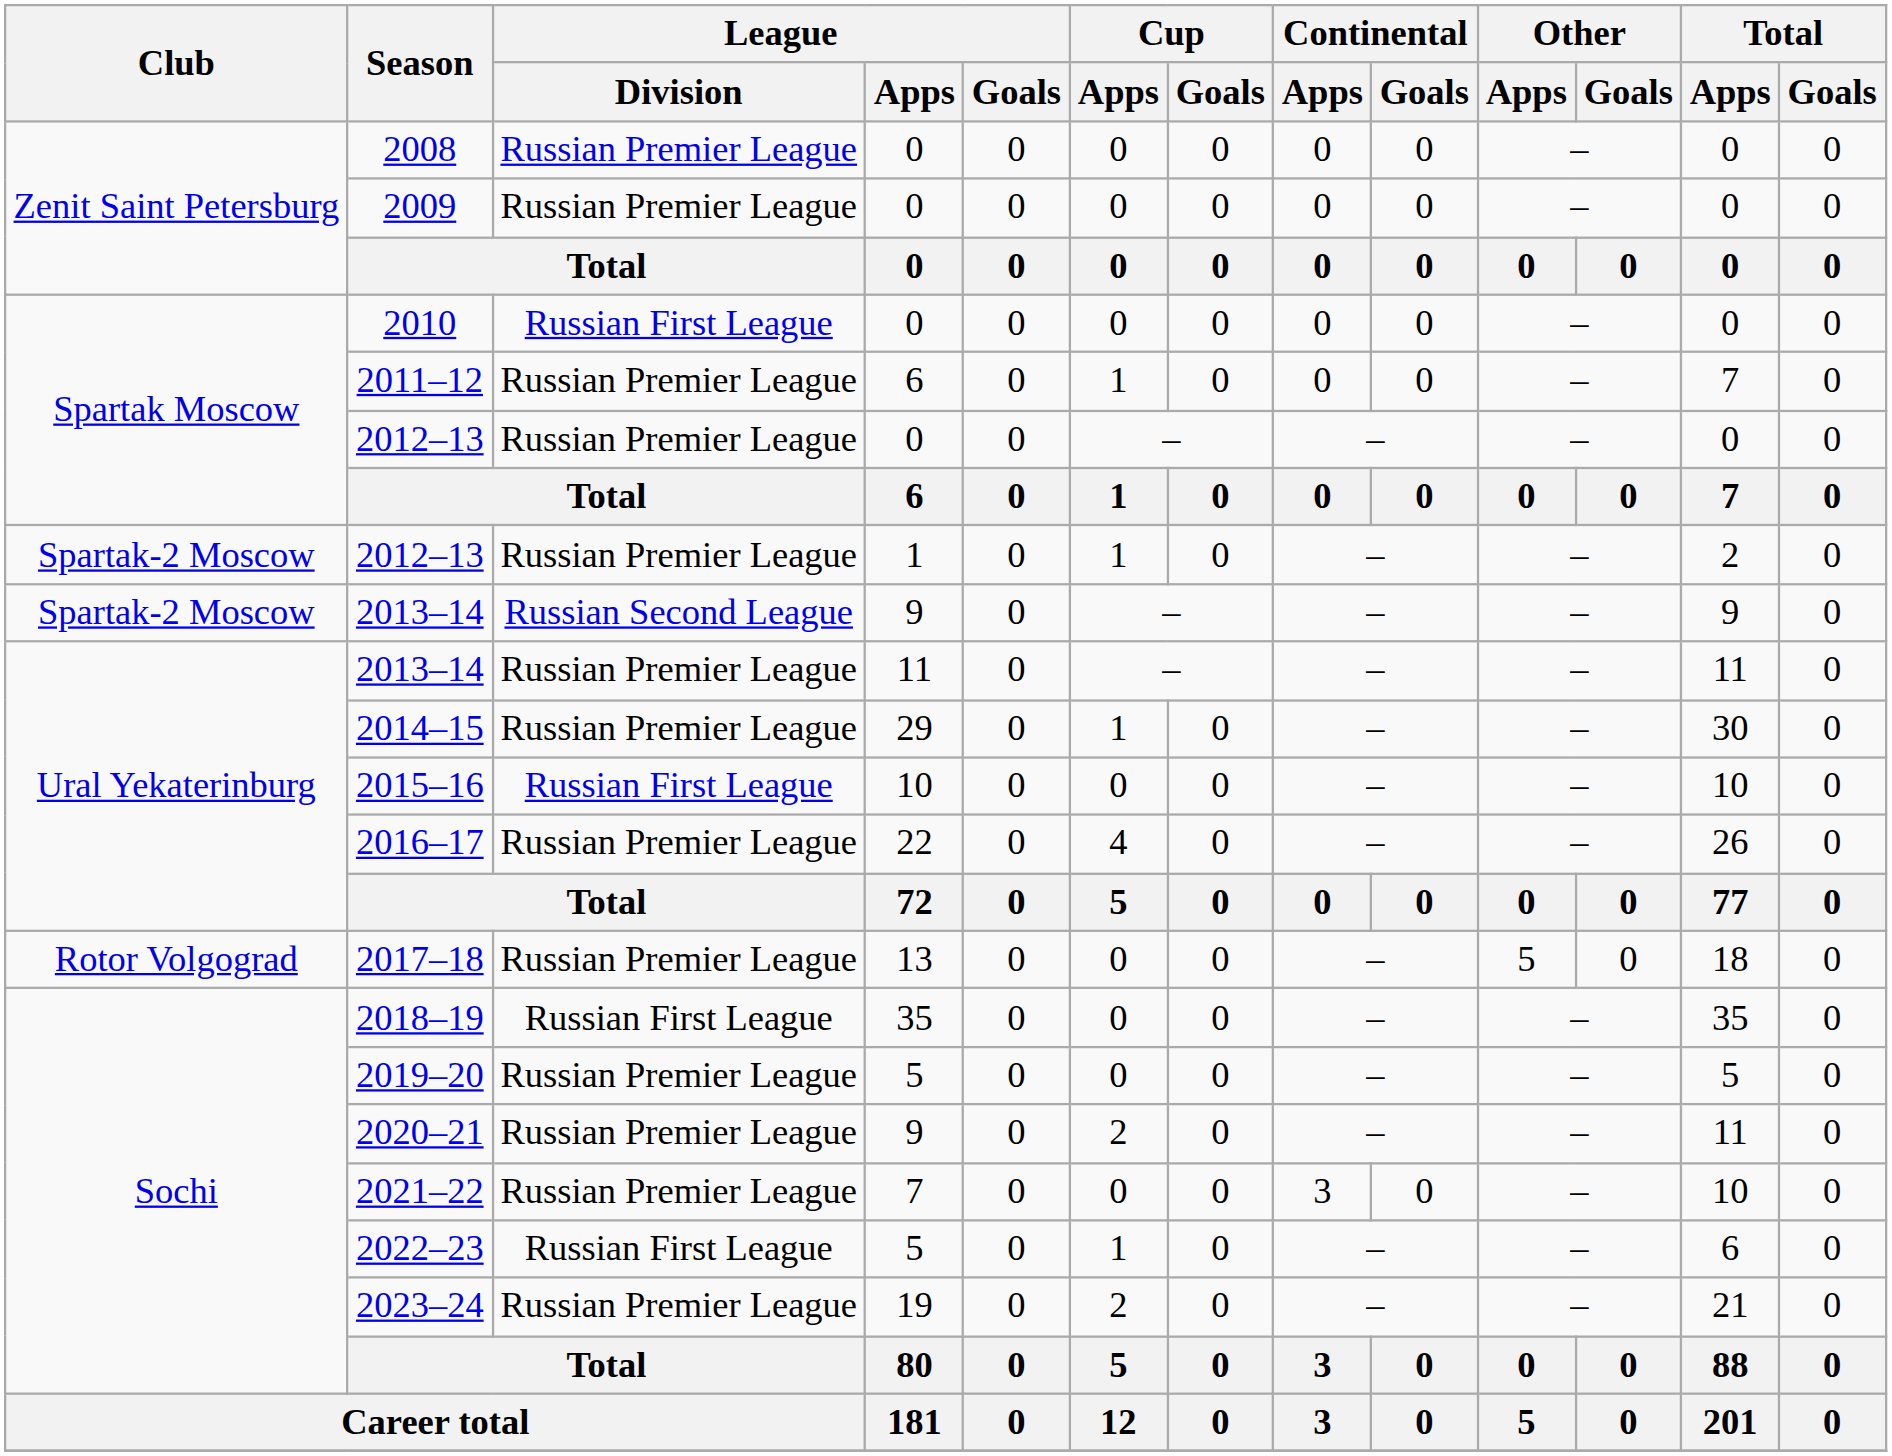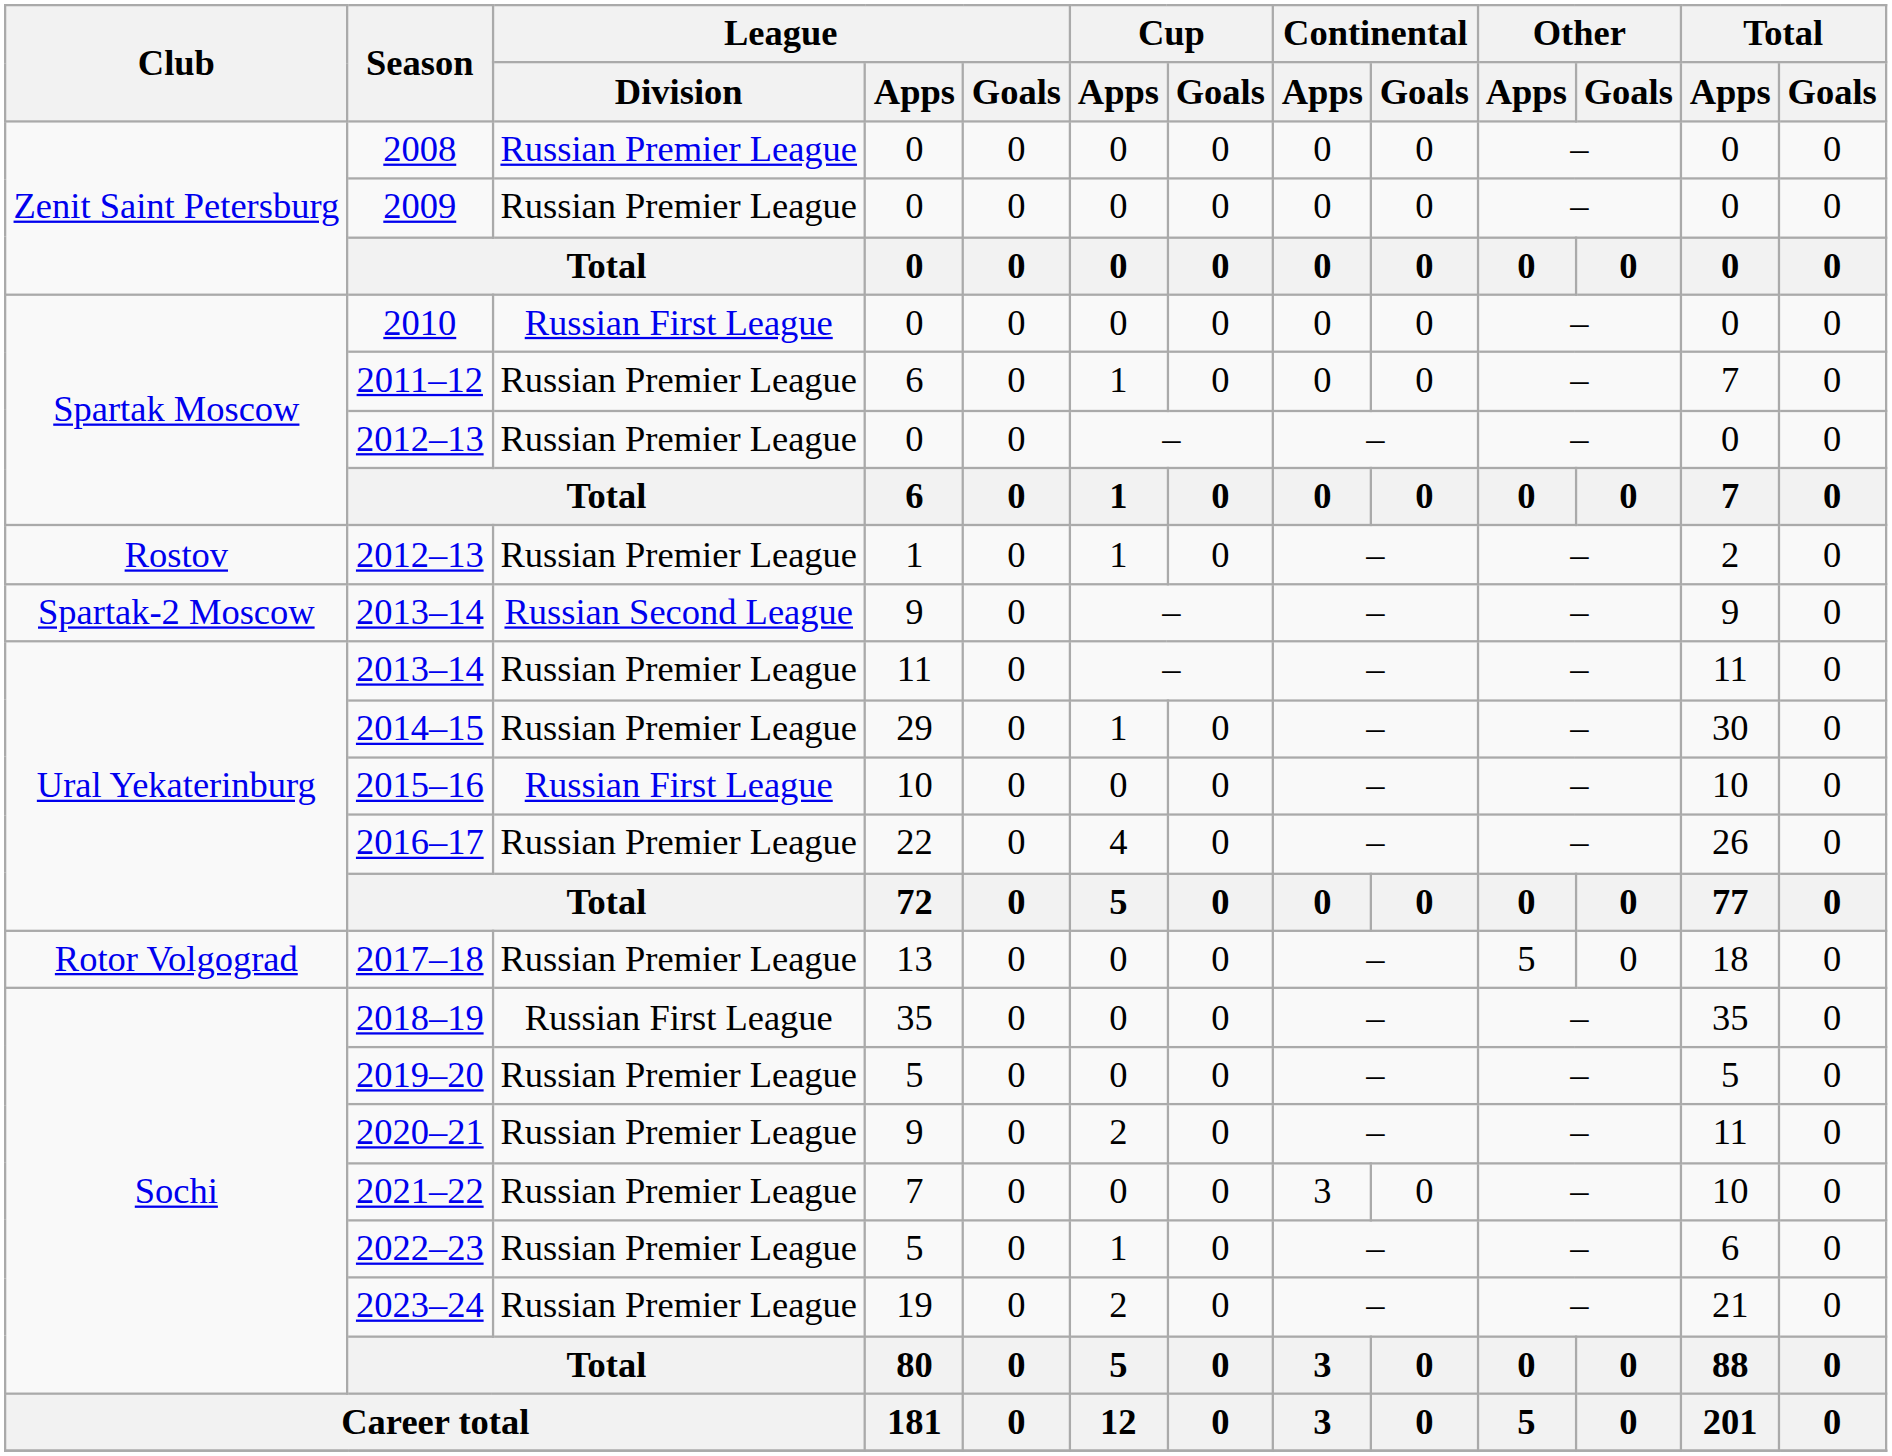(176, 554) Spartak-2 Moscow -> (176, 554) Rostov
(679, 1248) Russian First League -> (679, 1248) Russian Premier League
